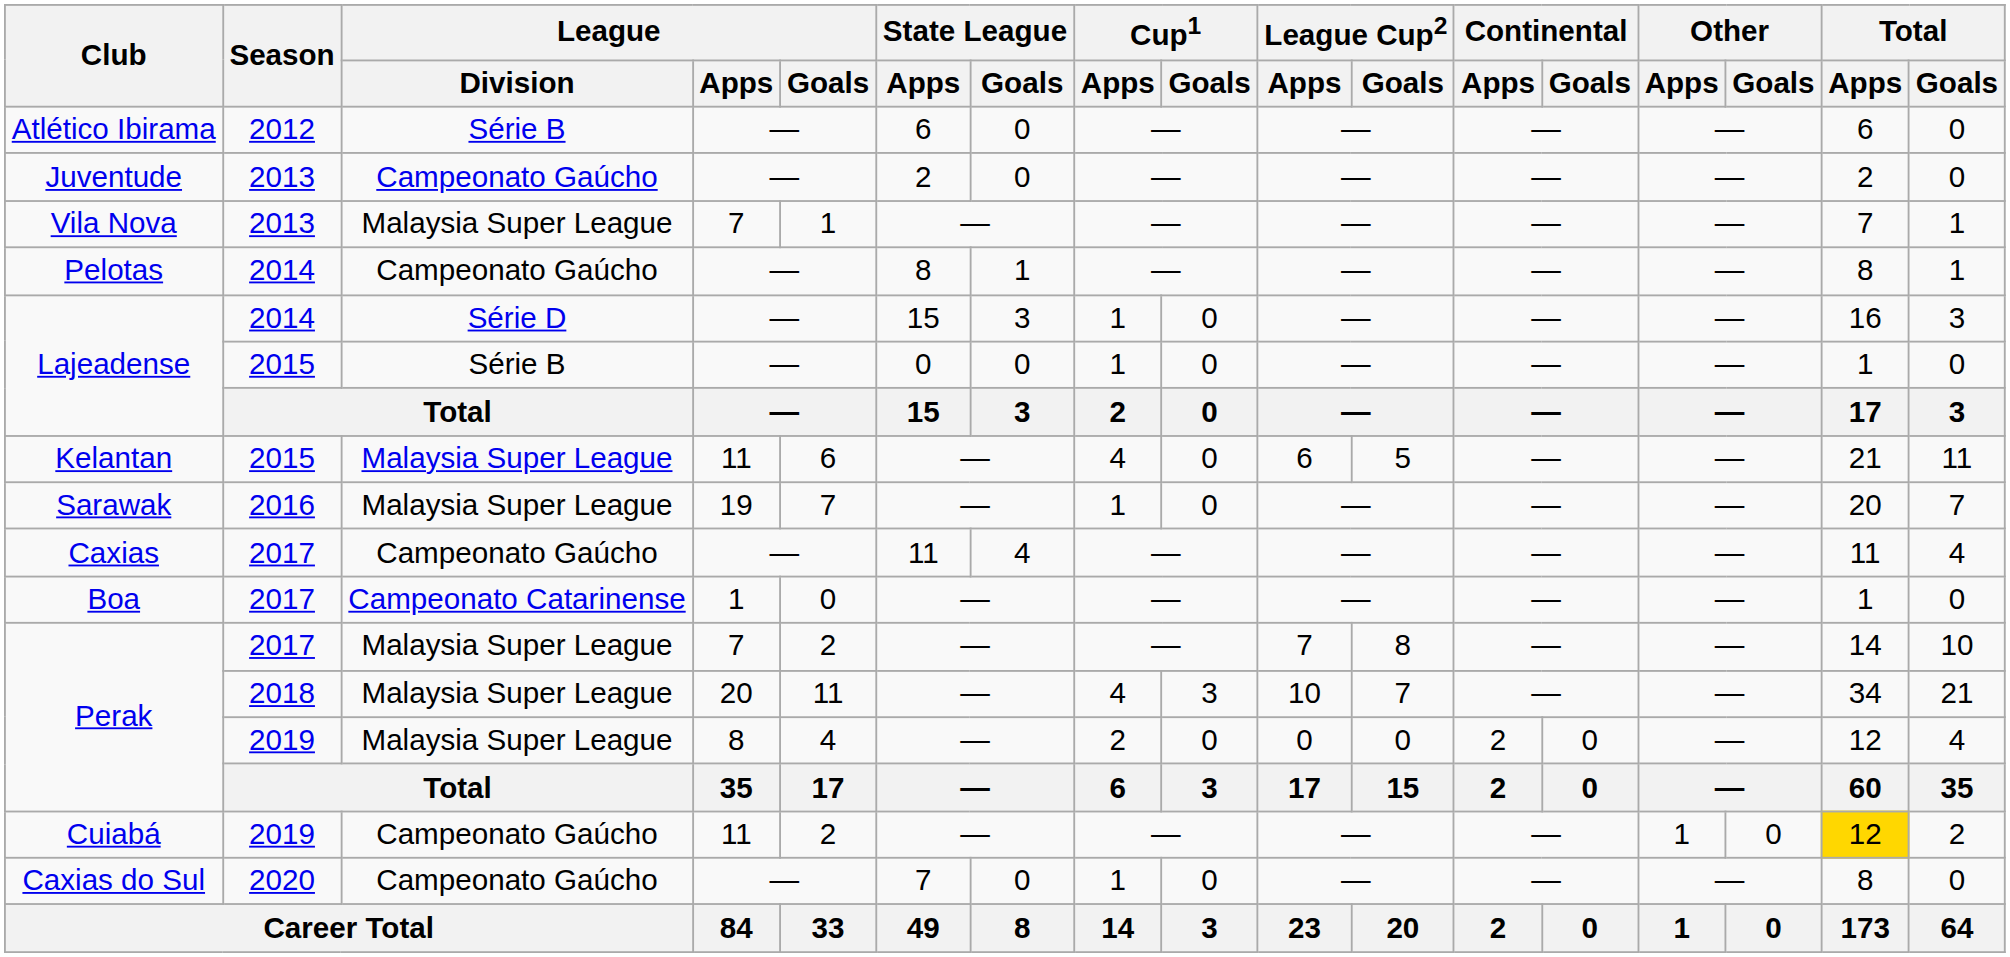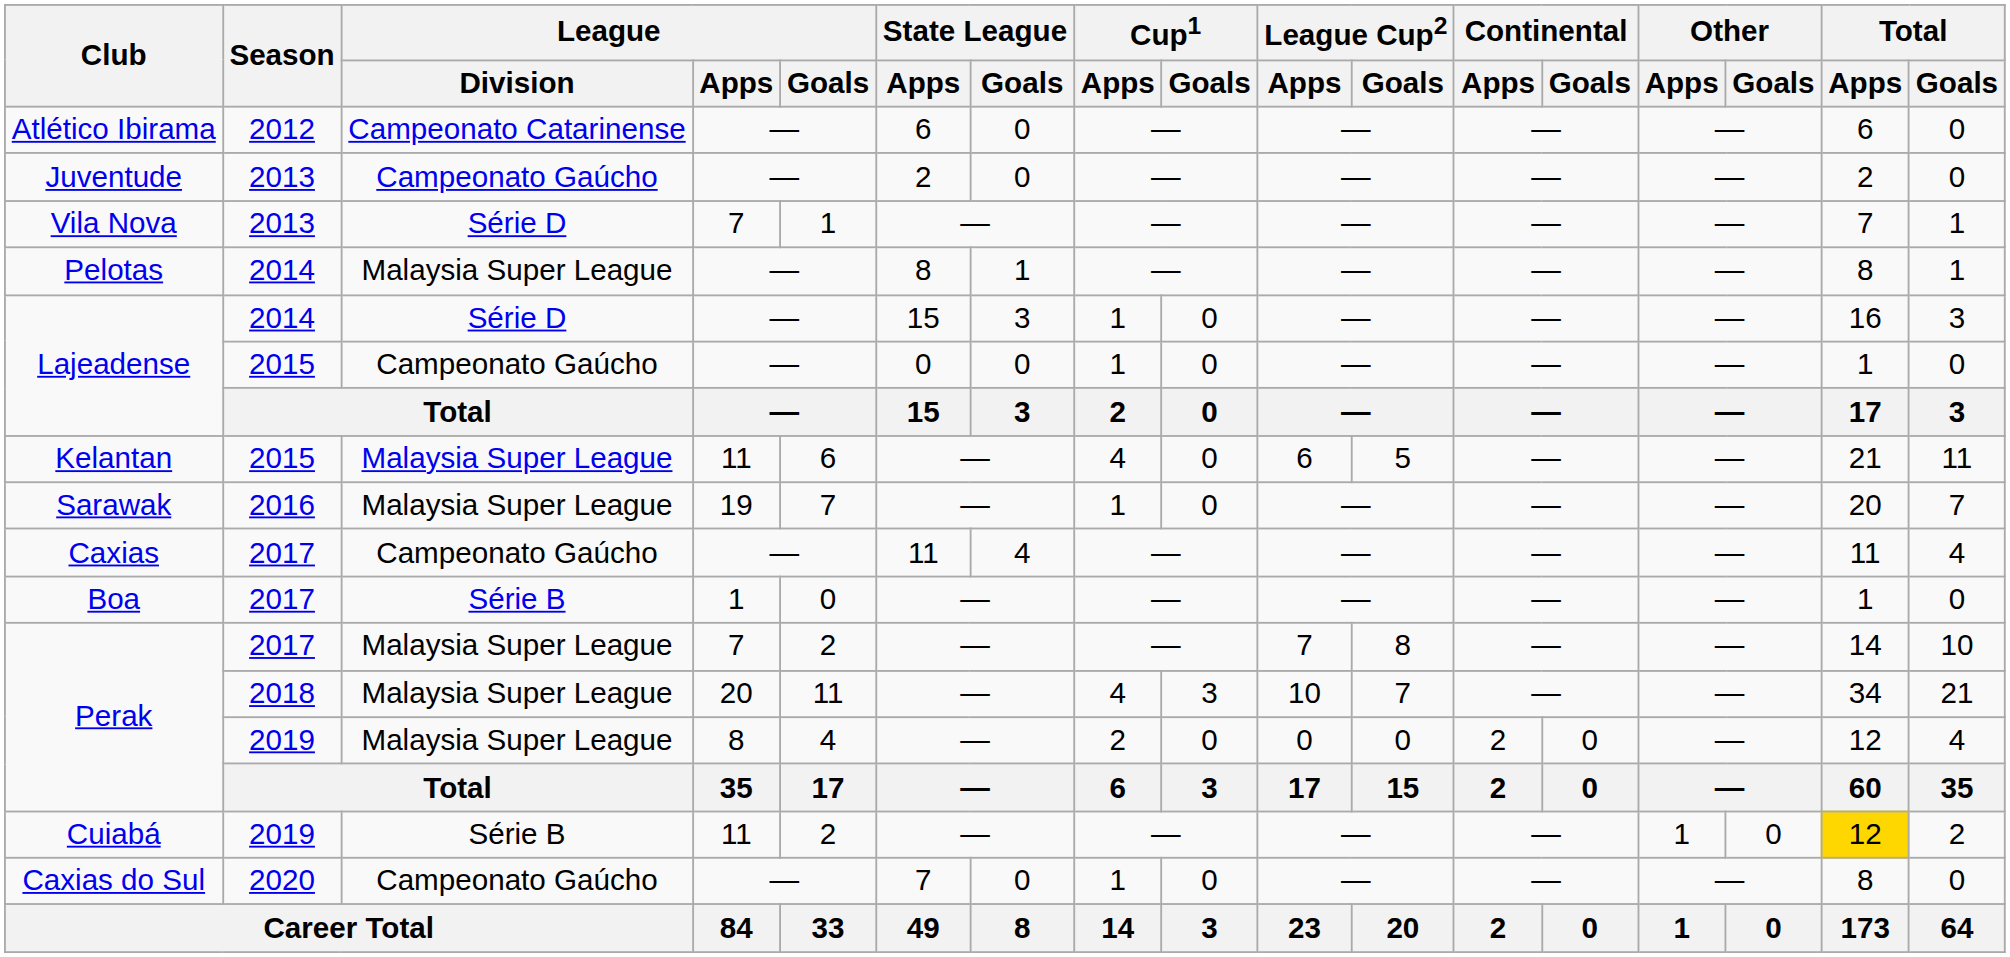(517, 129) Série B -> (517, 129) Campeonato Catarinense
(517, 223) Malaysia Super League -> (517, 223) Série D
(517, 270) Campeonato Gaúcho -> (517, 270) Malaysia Super League
(517, 364) Série B -> (517, 364) Campeonato Gaúcho
(517, 599) Campeonato Catarinense -> (517, 599) Série B
(517, 834) Campeonato Gaúcho -> (517, 834) Série B
